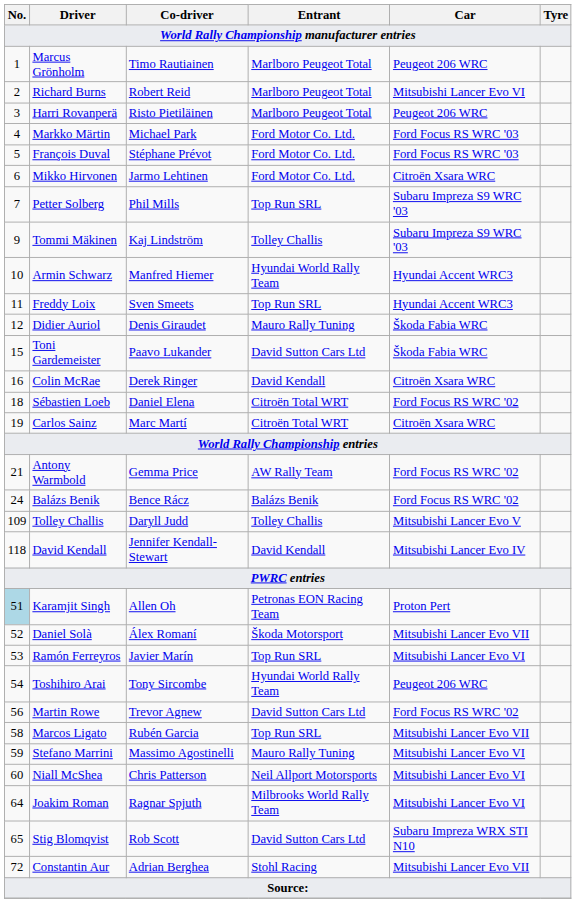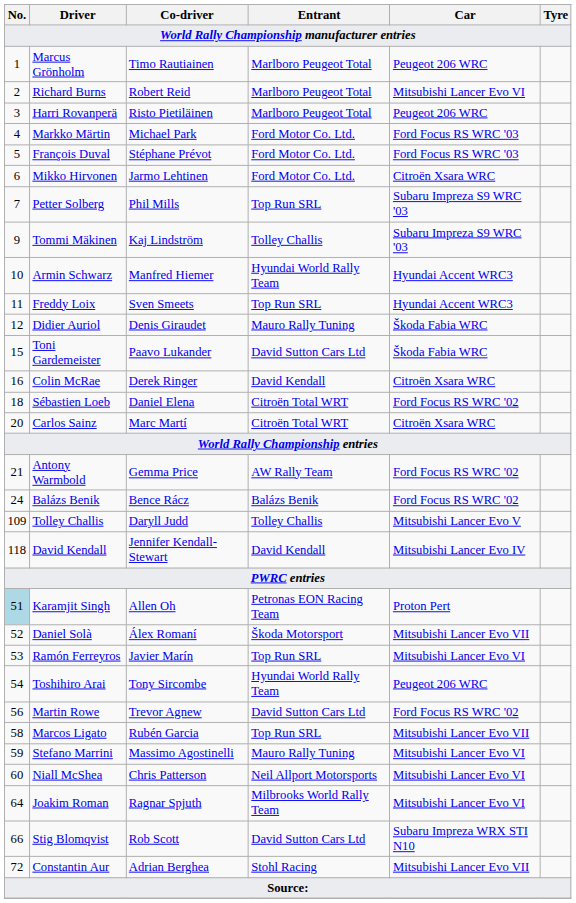(17, 422) 19 -> (17, 422) 20
(17, 838) 65 -> (17, 838) 66
